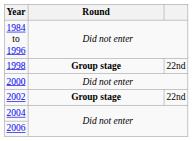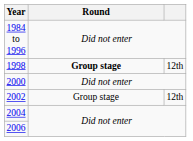(176, 66) 22nd -> (175, 66) 12th
(96, 97) bold -> (96, 97) normal
(176, 97) 22nd -> (175, 97) 12th
